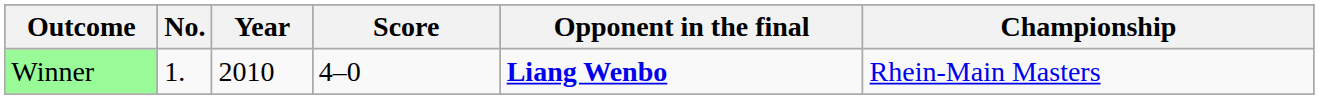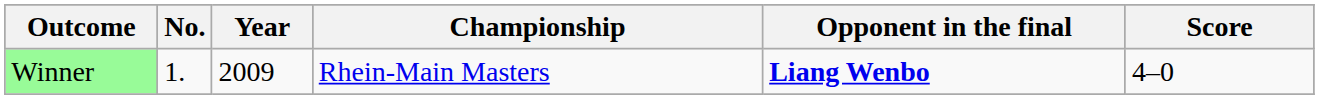columns swapped: (1088, 26) <-> (406, 26)
(246, 71) 2010 -> (246, 71) 2009
